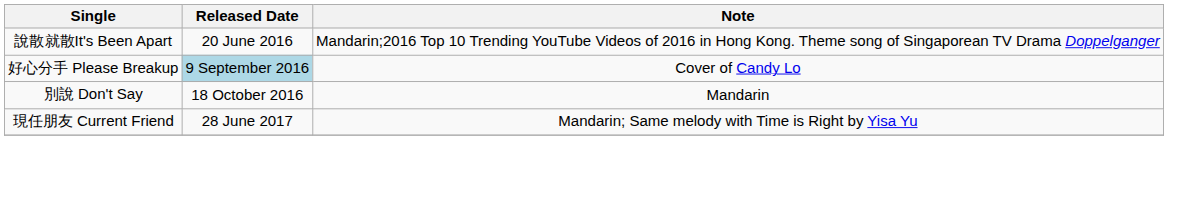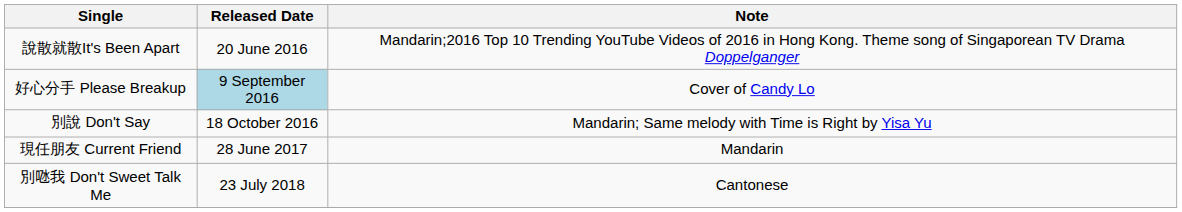(738, 95) Mandarin -> (752, 123) Mandarin; Same melody with Time is Right by Yisa Yu
(738, 121) Mandarin; Same melody with Time is Right by Yisa Yu -> (752, 149) Mandarin
+ row: (101, 186)
